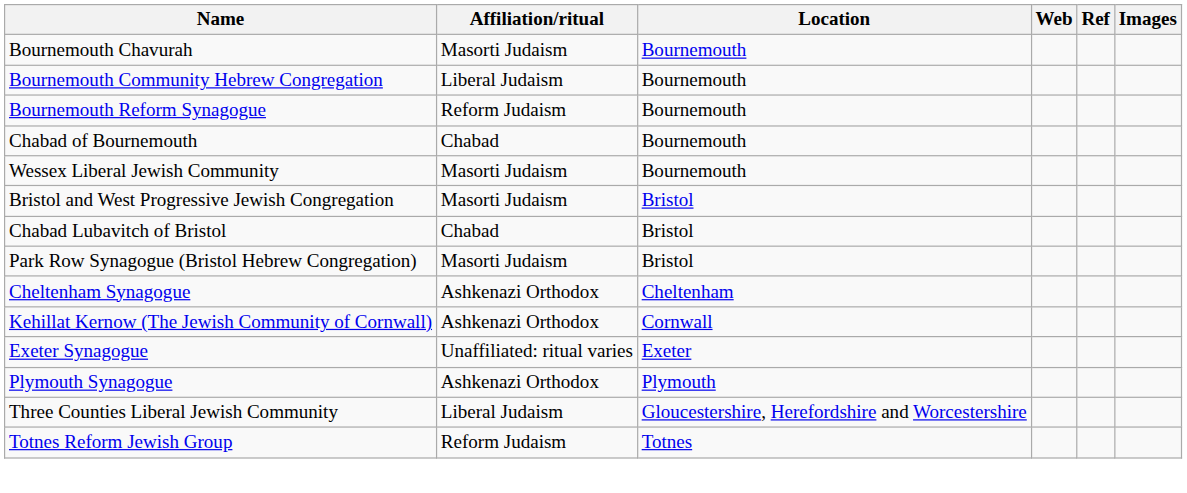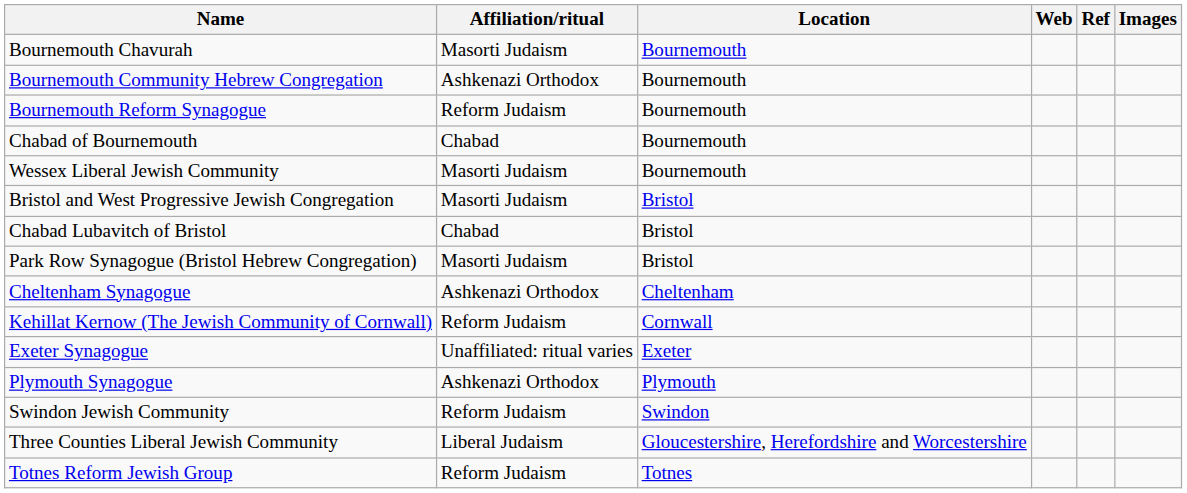(502, 79) Liberal Judaism -> (520, 79) Ashkenazi Orthodox
(520, 321) Ashkenazi Orthodox -> (503, 321) Reform Judaism
+ row: (119, 412)
